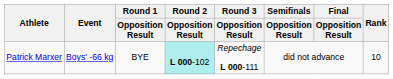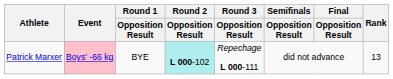(90, 58) no background -> (90, 58) pink background
(376, 58) 10 -> (376, 58) 13
